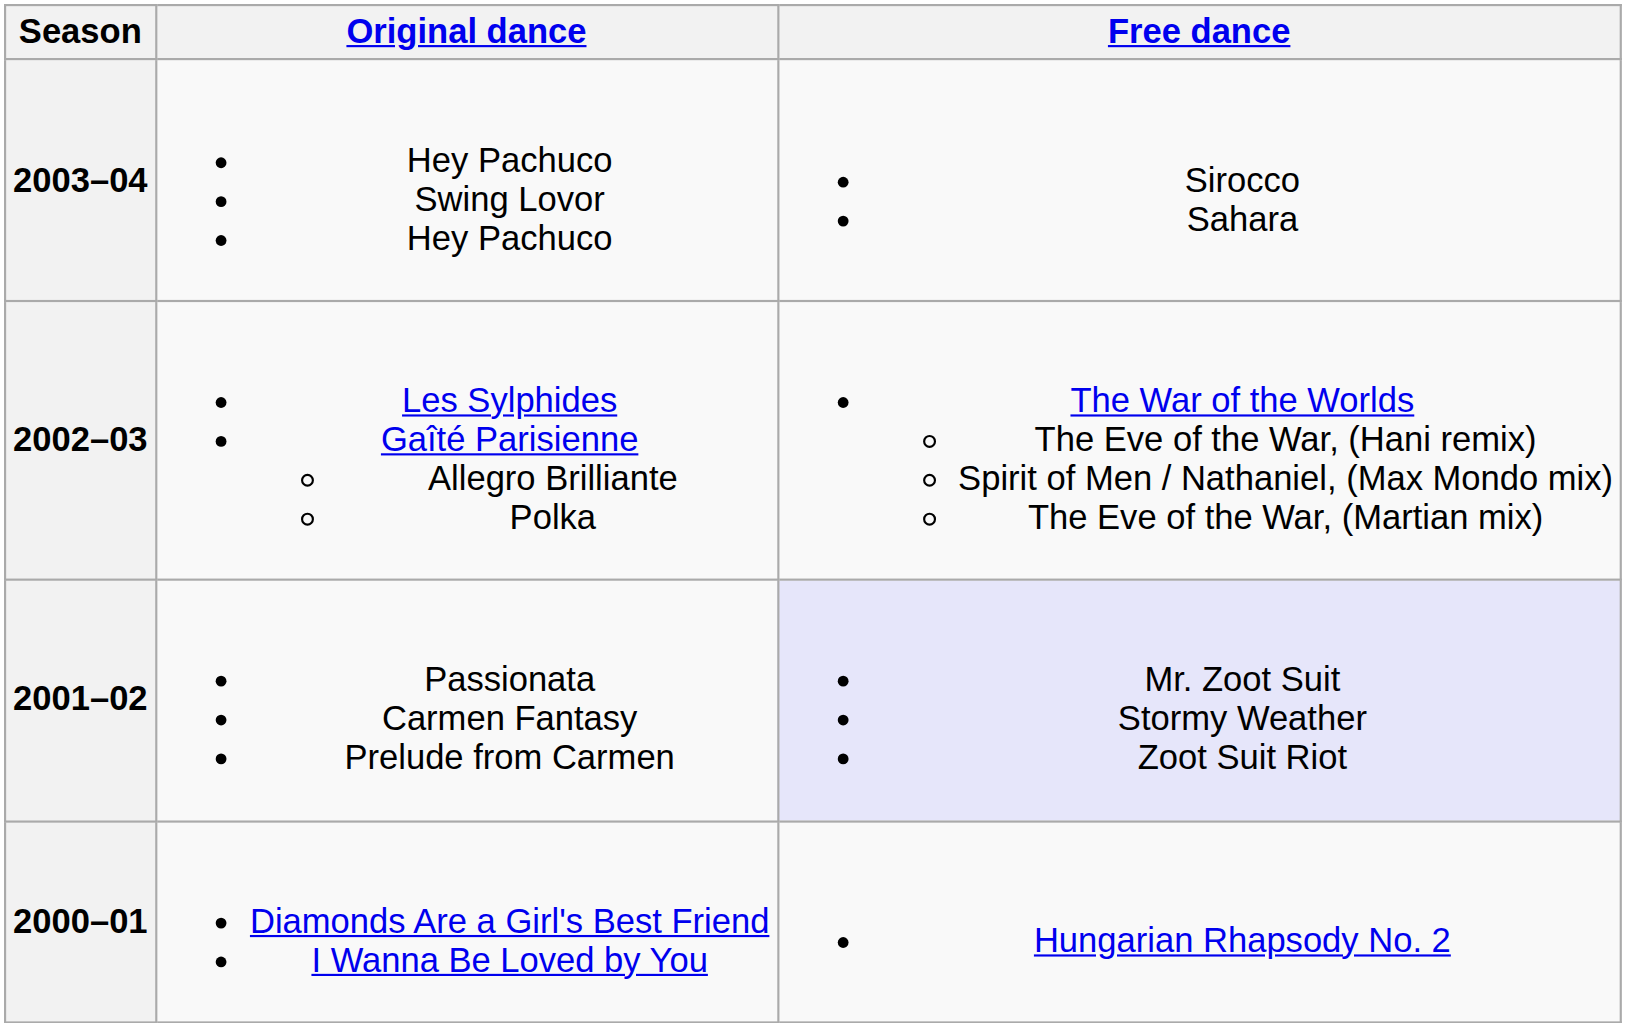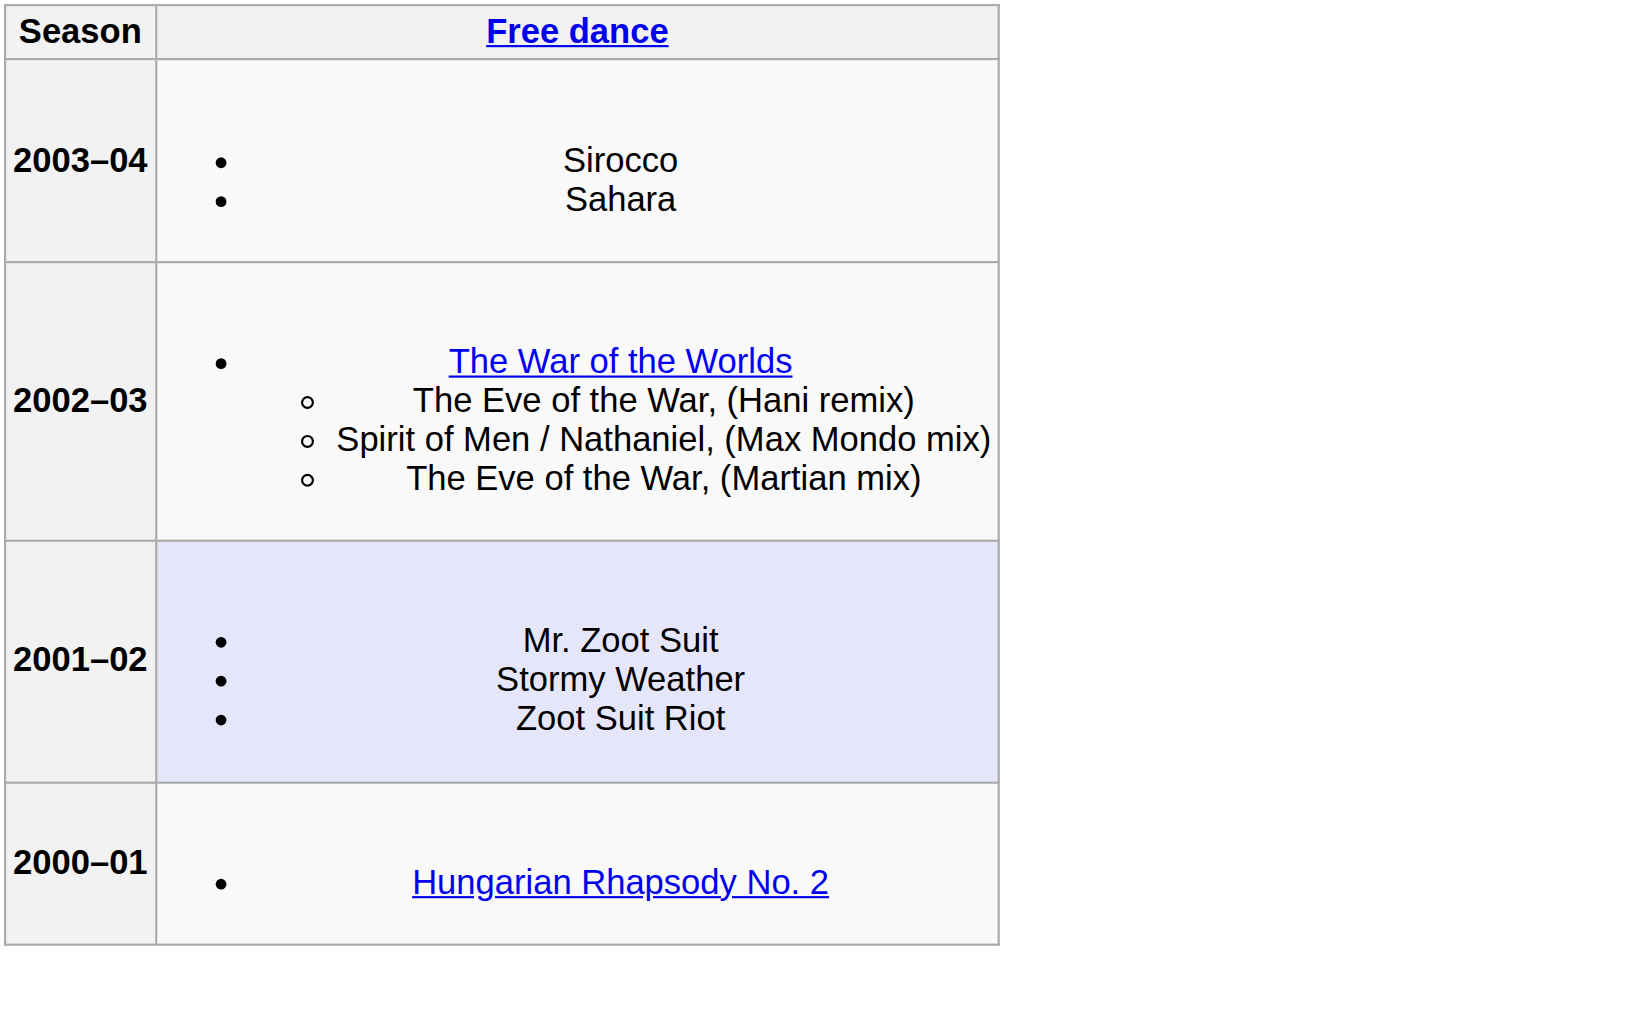- column: (466, 31)
